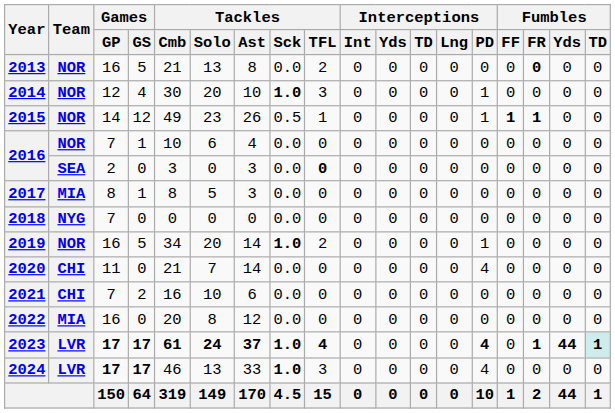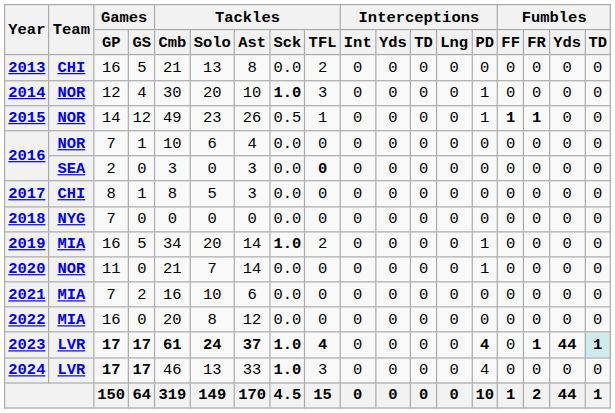(71, 68) NOR -> (71, 68) CHI
(537, 68) bold -> (537, 68) normal
(71, 194) MIA -> (71, 194) CHI
(71, 244) NOR -> (71, 244) MIA
(71, 269) CHI -> (71, 269) NOR
(485, 269) 4 -> (485, 269) 1
(71, 295) CHI -> (71, 295) MIA
